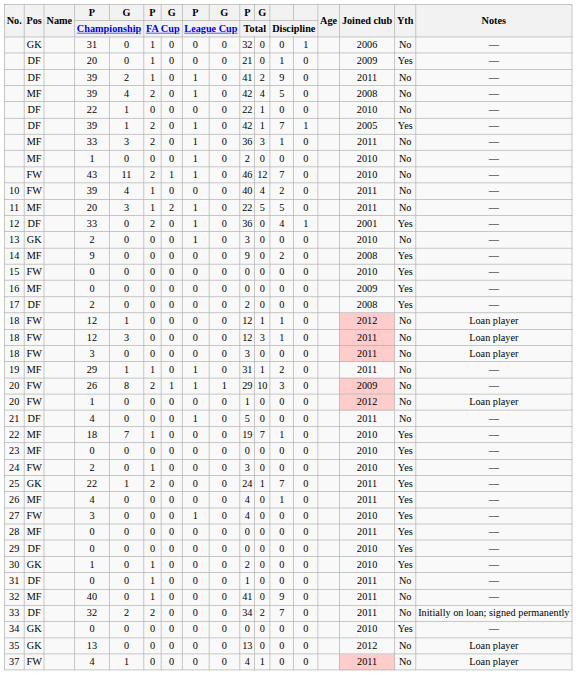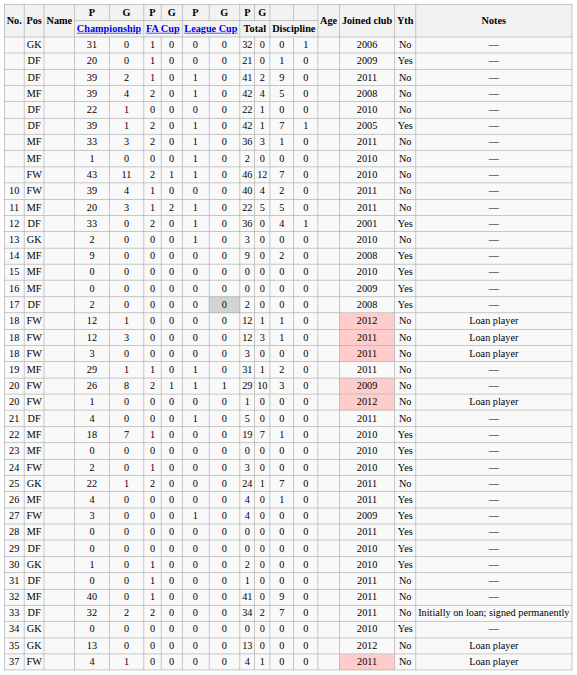(34, 272) FW -> (34, 272) MF
(224, 304) no background -> (224, 304) lightgrey background
(405, 483) Yes -> (405, 483) No
(367, 516) 2010 -> (367, 516) 2009
